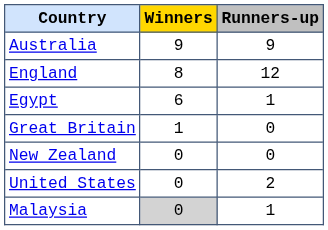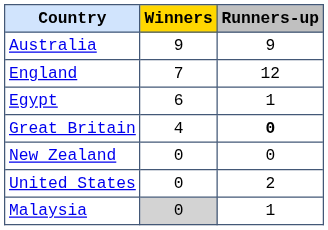(179, 73) 8 -> (179, 73) 7
(179, 128) 1 -> (179, 128) 4
(270, 128) normal -> (270, 128) bold
